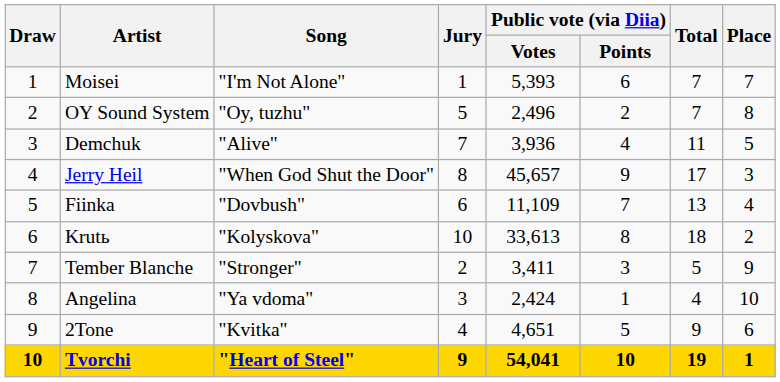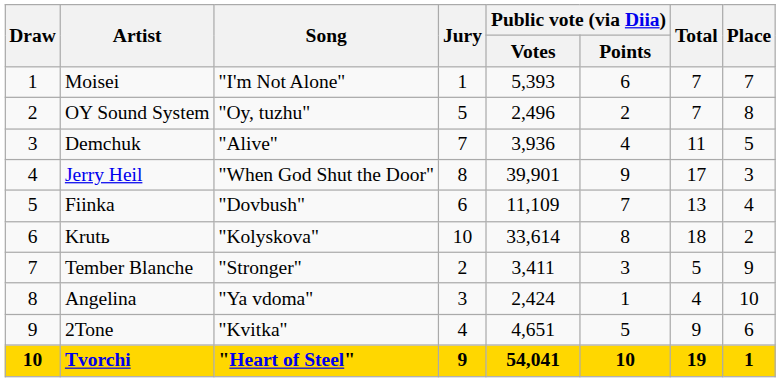(533, 174) 45,657 -> (533, 174) 39,901
(533, 236) 33,613 -> (533, 236) 33,614
